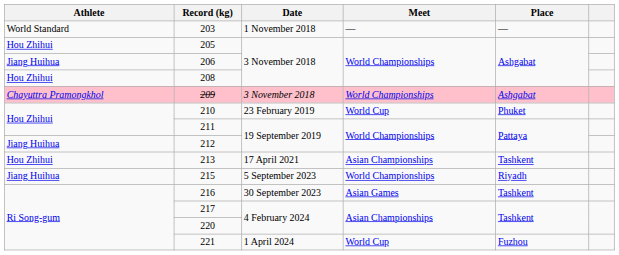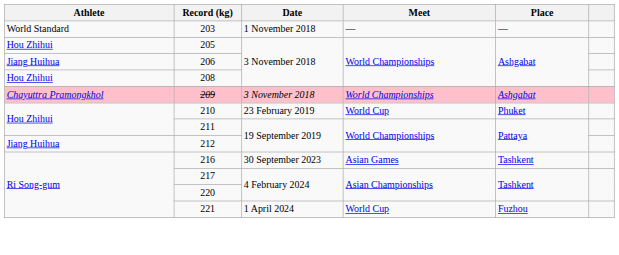- row: (208, 160)
- row: (208, 176)
